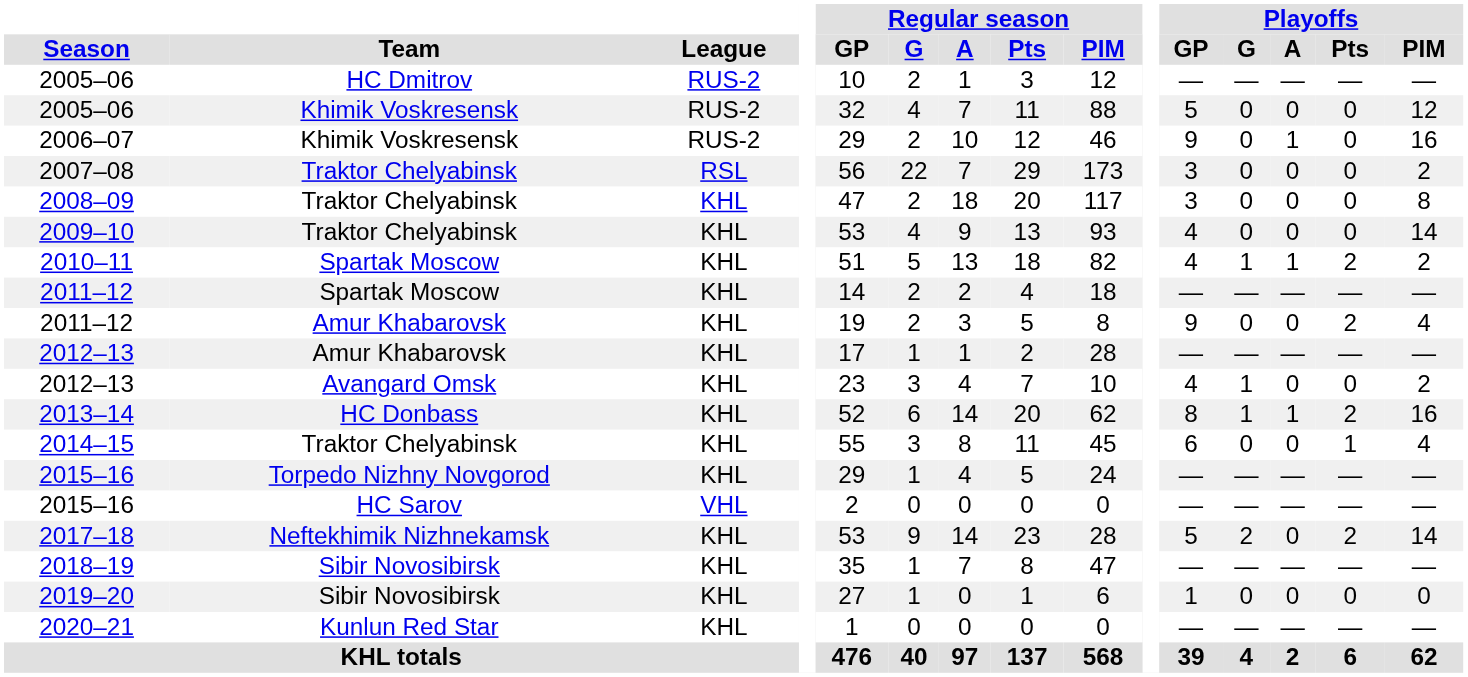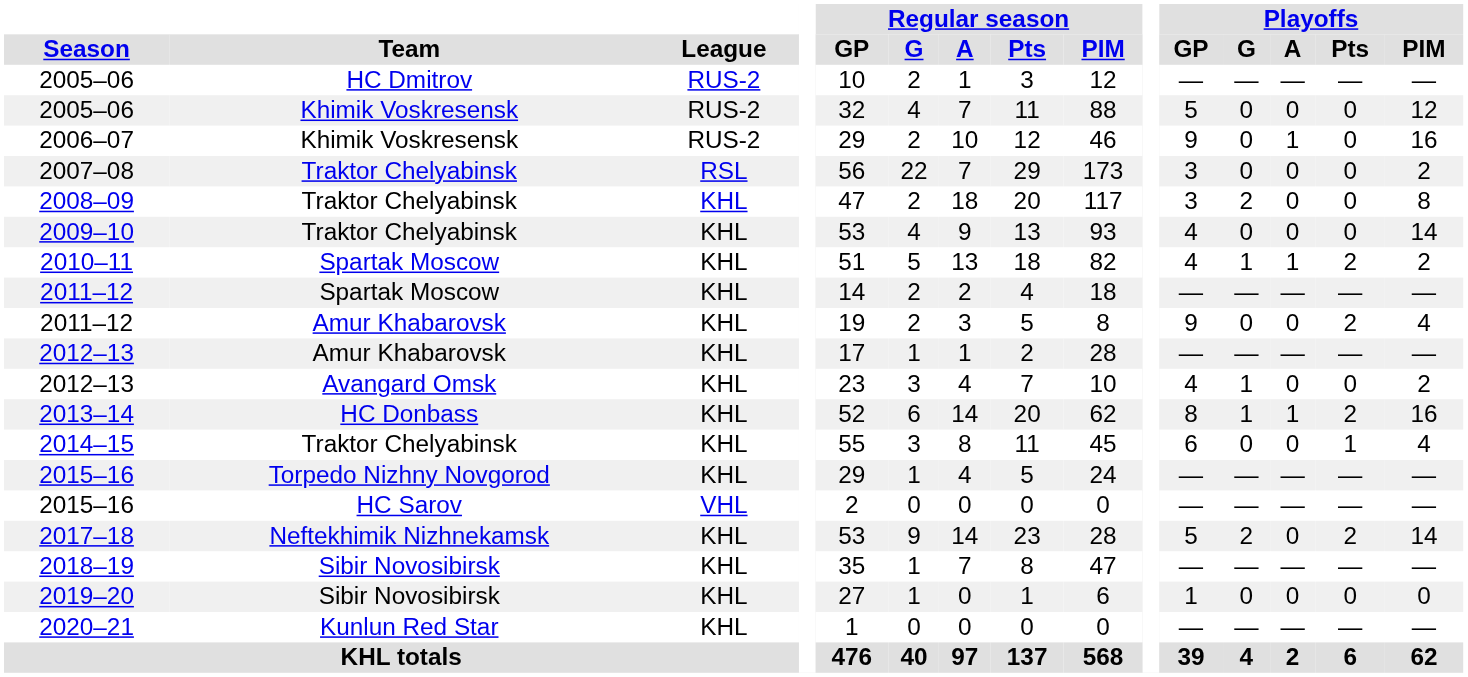(1246, 201) 0 -> (1246, 201) 2
